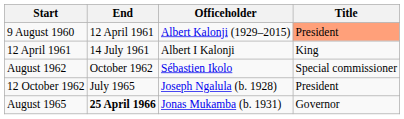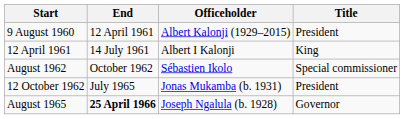(317, 31) lightsalmon background -> (317, 31) no background
(219, 86) Joseph Ngalula (b. 1928) -> (221, 86) Jonas Mukamba (b. 1931)
(221, 104) Jonas Mukamba (b. 1931) -> (219, 104) Joseph Ngalula (b. 1928)
